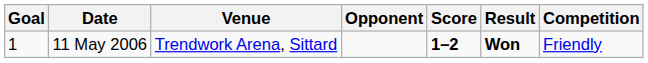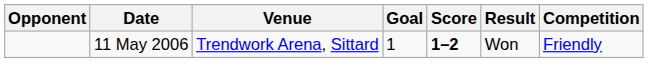columns swapped: (26, 18) <-> (384, 18)
(502, 44) bold -> (502, 44) normal
